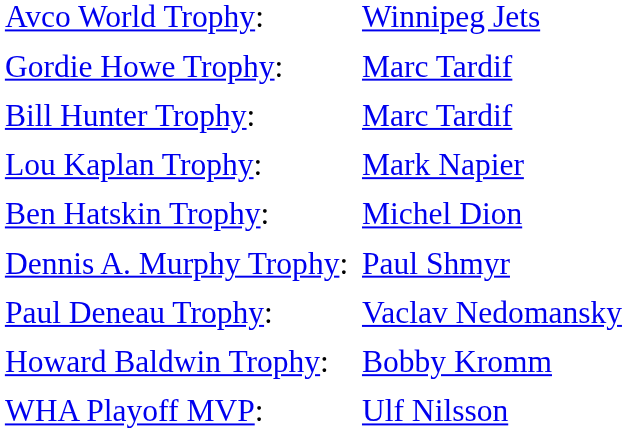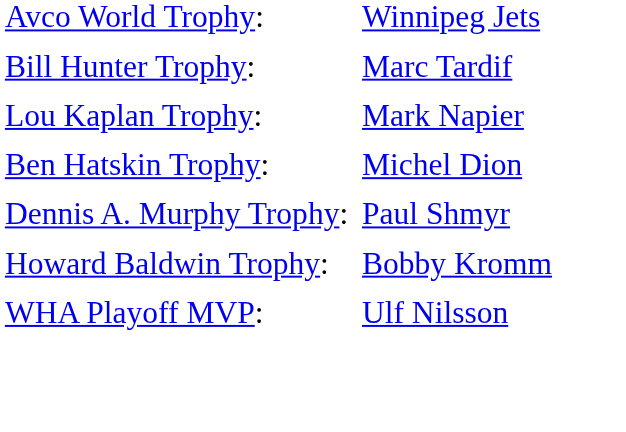- row: (144, 66)
- row: (139, 312)
